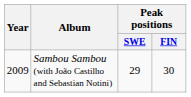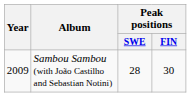(135, 71) 29 -> (135, 71) 28
